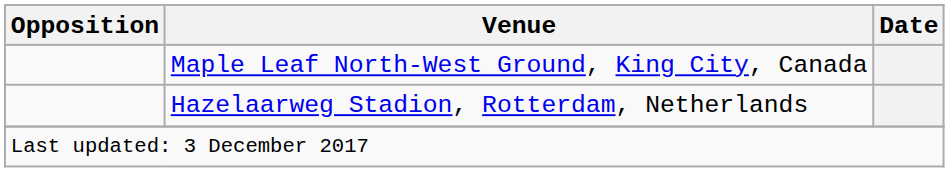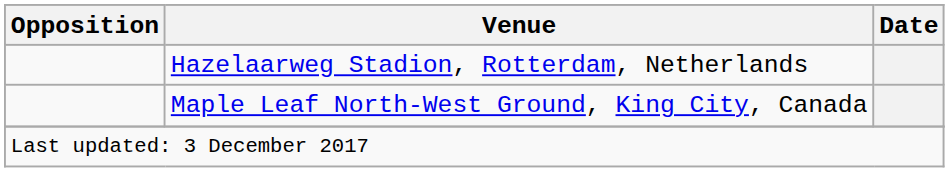rows swapped: (519, 65) <-> (490, 106)
